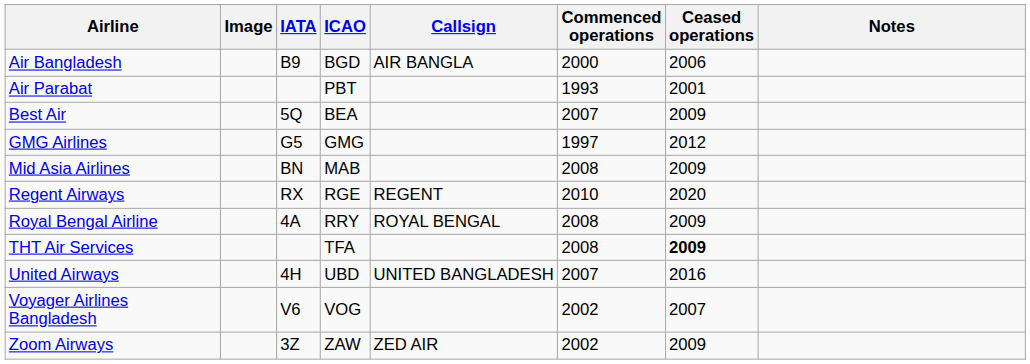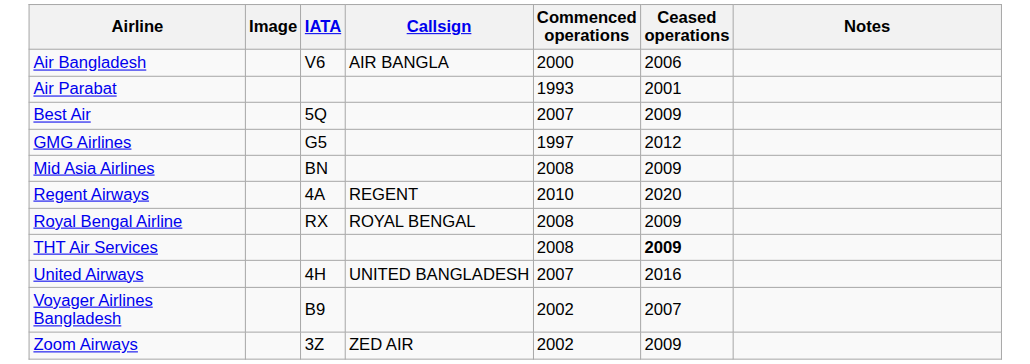- column: (345, 27)
(290, 62) B9 -> (315, 62) V6
(292, 194) RX -> (315, 194) 4A
(290, 221) 4A -> (316, 221) RX
(290, 309) V6 -> (315, 309) B9
